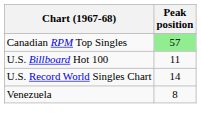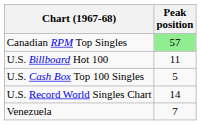+ row: (75, 77)
(175, 94) 8 -> (175, 111) 7
